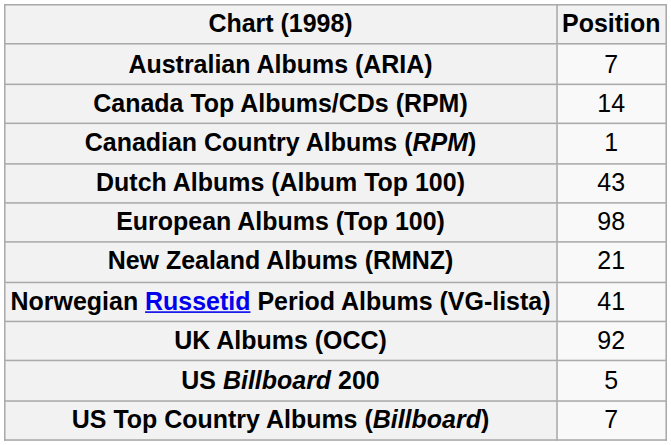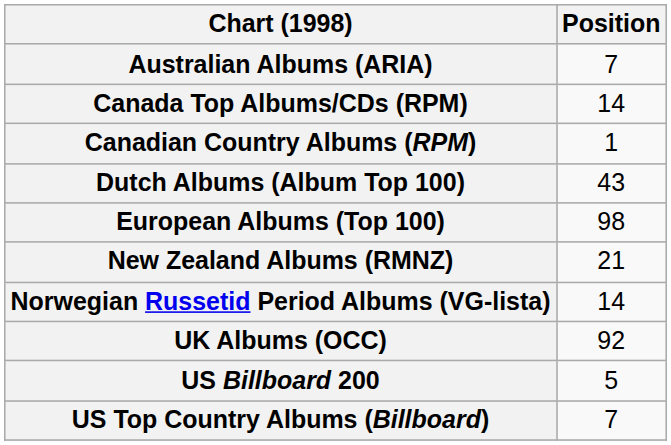(611, 301) 41 -> (611, 301) 14
